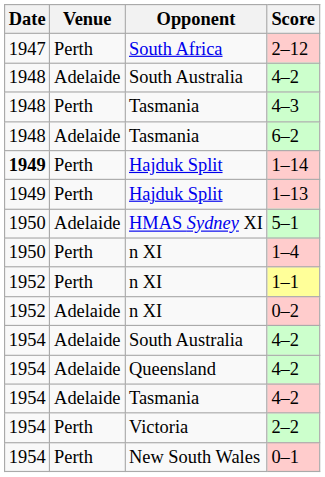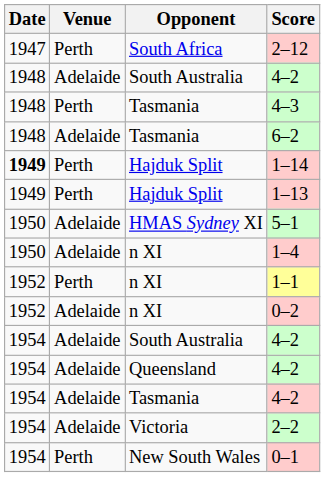(74, 252) Perth -> (87, 252) Adelaide
(74, 427) Perth -> (87, 427) Adelaide
